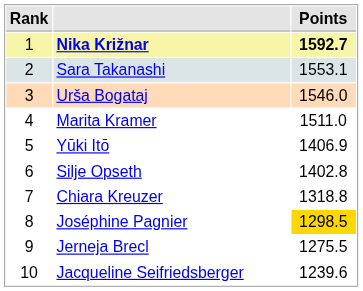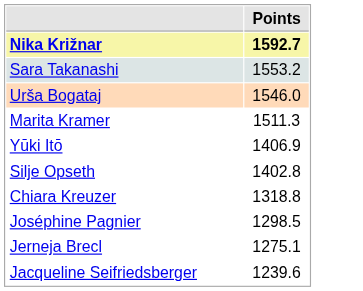- column: (29, 18)
(323, 70) 1553.1 -> (277, 70) 1553.2
(323, 121) 1511.0 -> (277, 121) 1511.3
(323, 222) gold background -> (277, 222) no background
(323, 247) 1275.5 -> (277, 247) 1275.1
